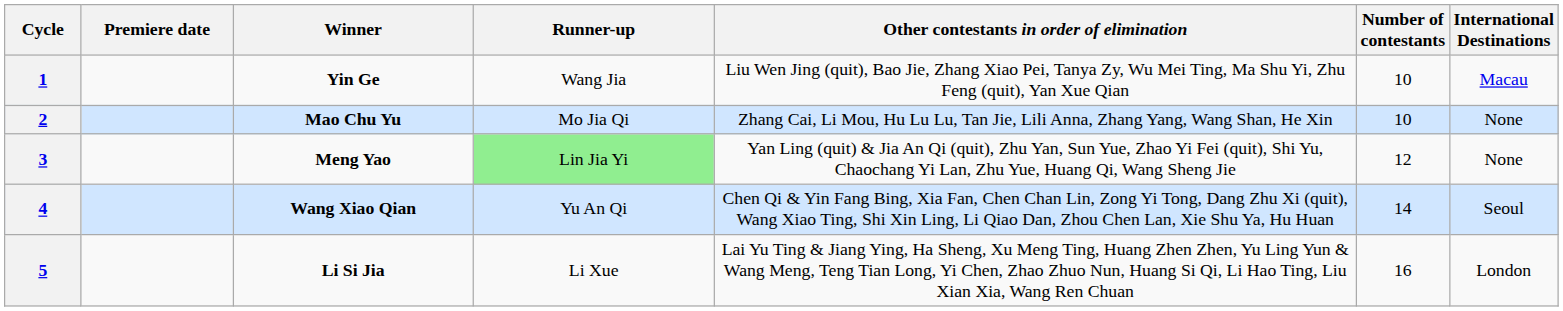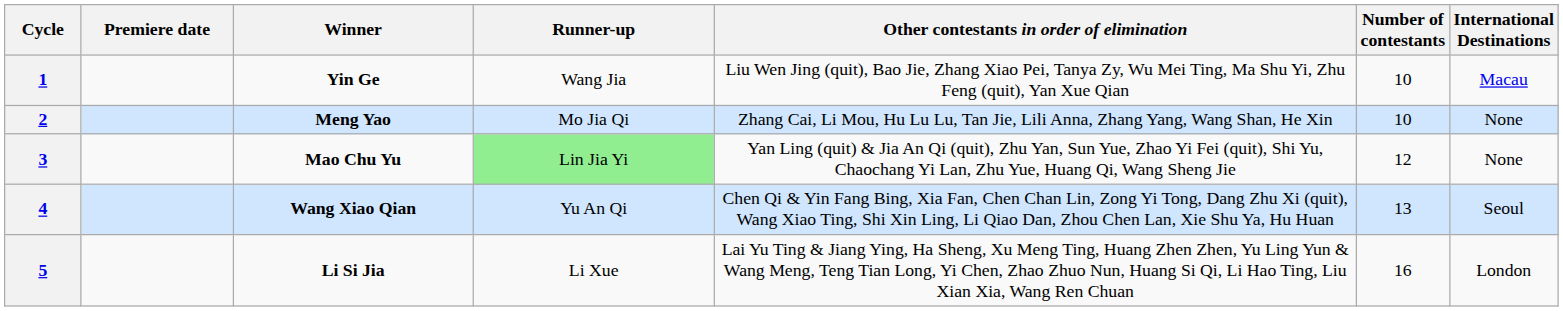(353, 119) Mao Chu Yu -> (353, 119) Meng Yao
(353, 159) Meng Yao -> (353, 159) Mao Chu Yu
(1403, 209) 14 -> (1403, 209) 13
